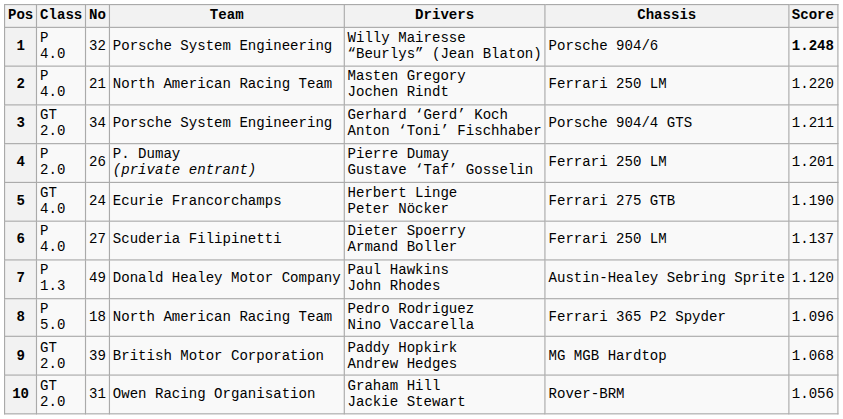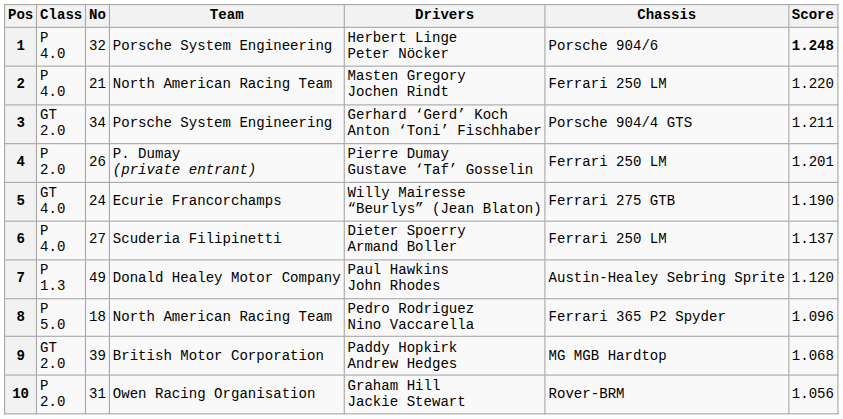(445, 47) Willy Mairesse “Beurlys” (Jean Blaton) -> (402, 47) Herbert Linge Peter Nöcker
(402, 202) Herbert Linge Peter Nöcker -> (445, 202) Willy Mairesse “Beurlys” (Jean Blaton)
(53, 395) GT 2.0 -> (53, 395) P 2.0
